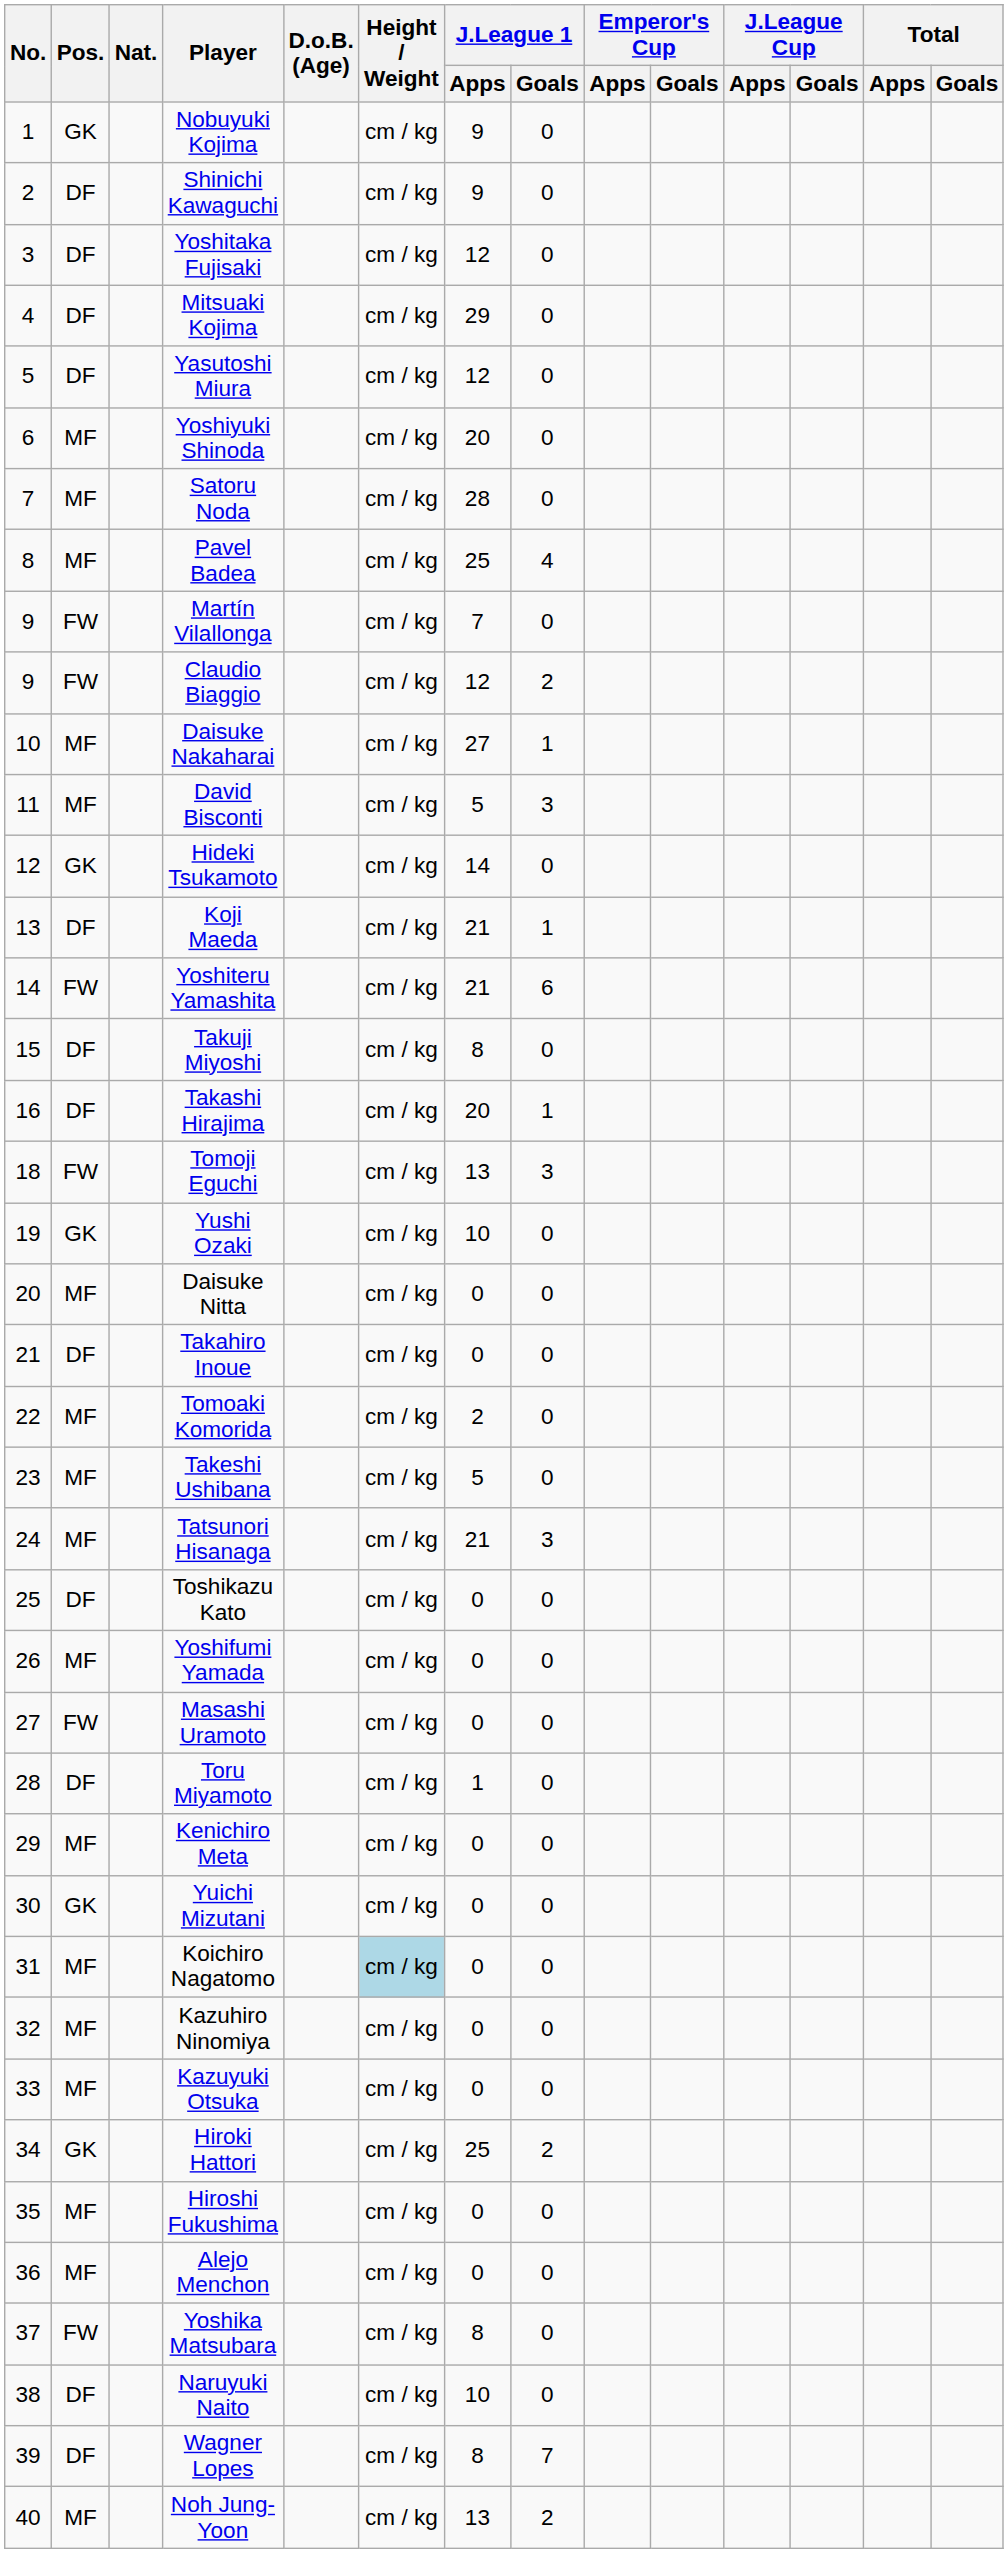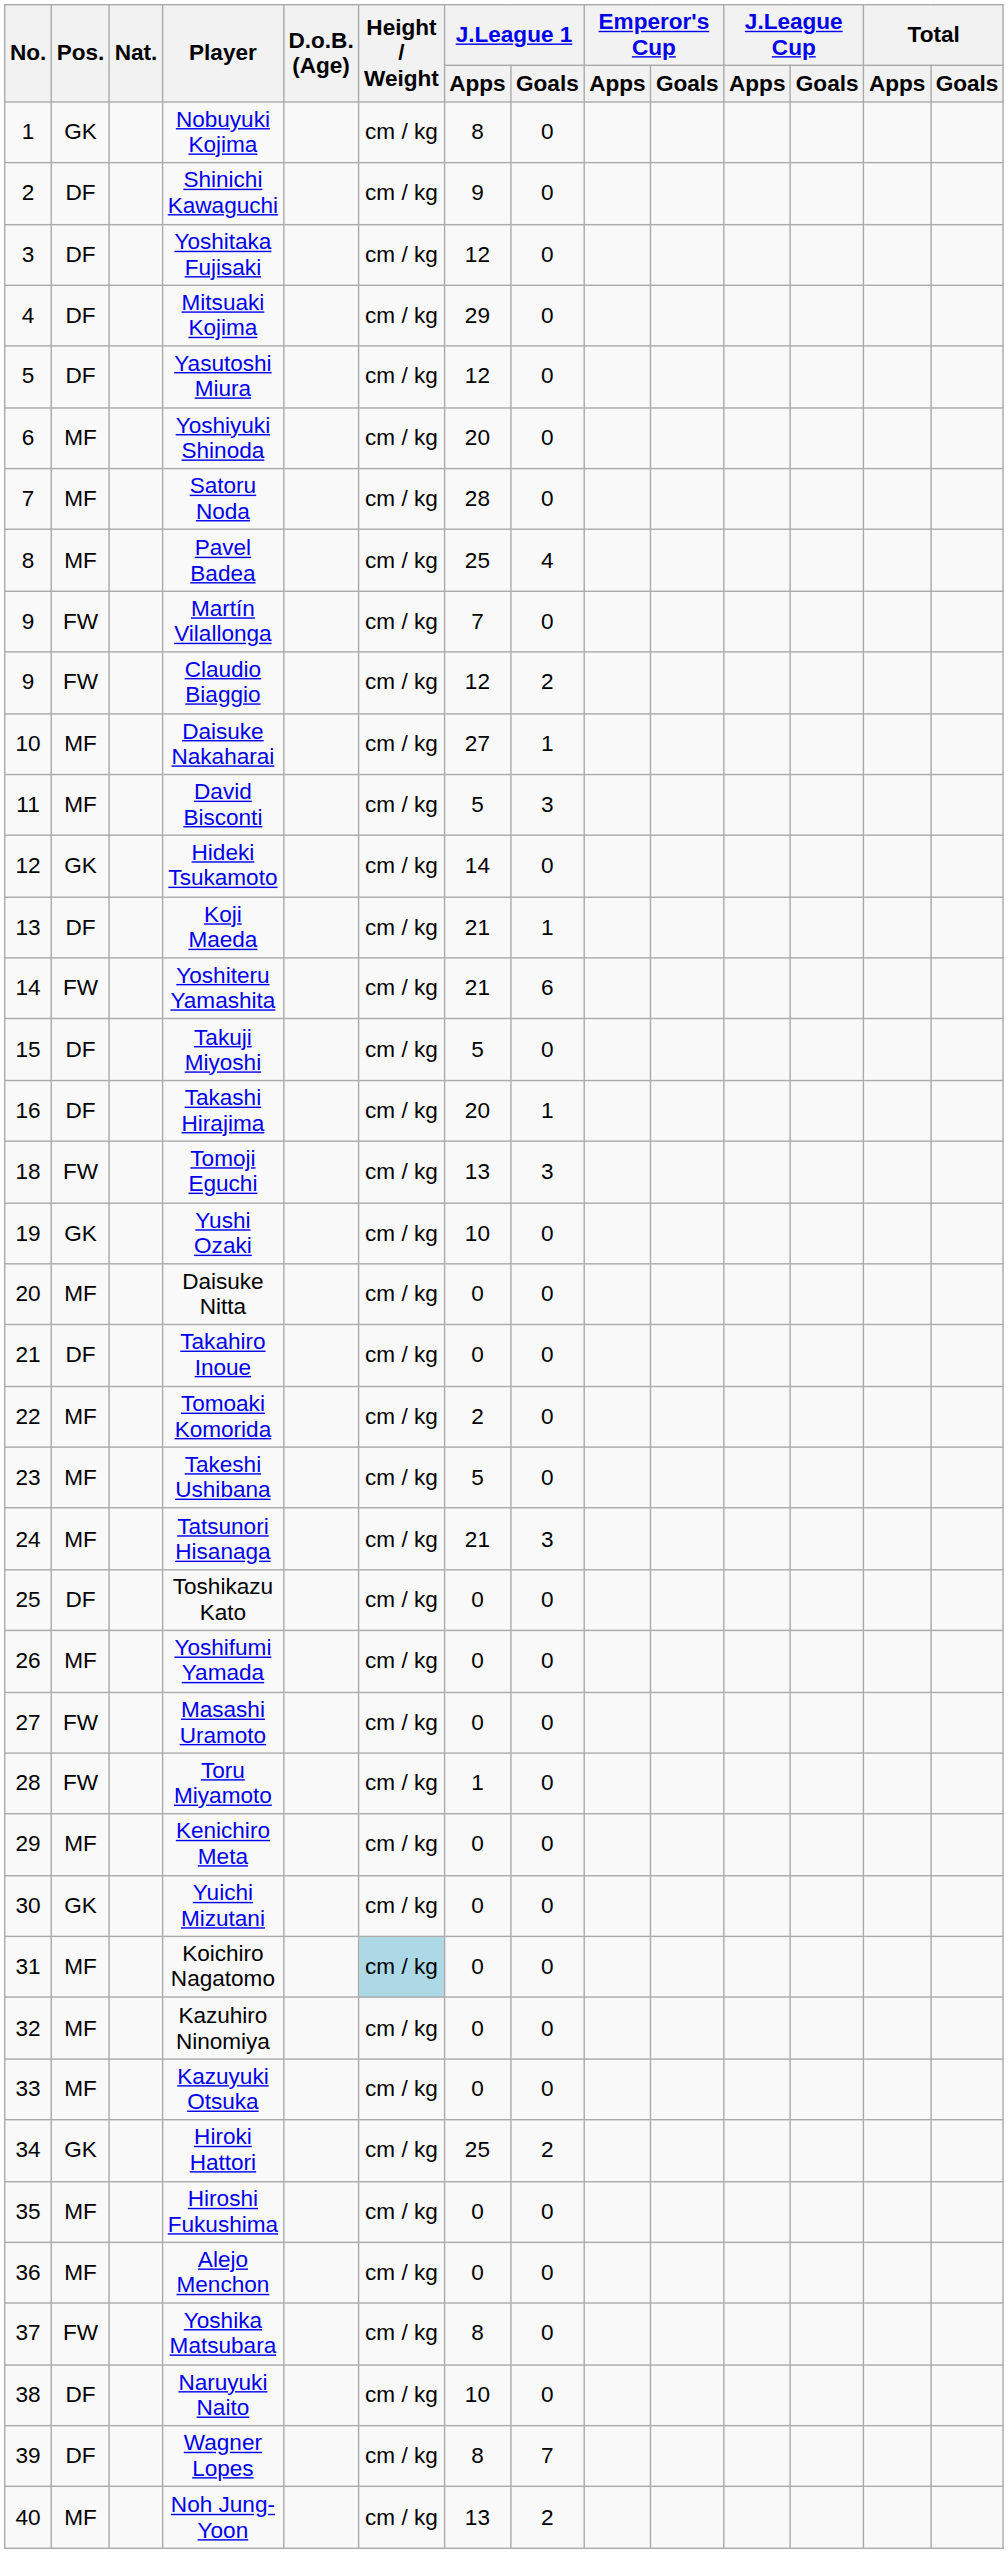(477, 132) 9 -> (477, 132) 8
(477, 1049) 8 -> (477, 1049) 5
(80, 1783) DF -> (80, 1783) FW
